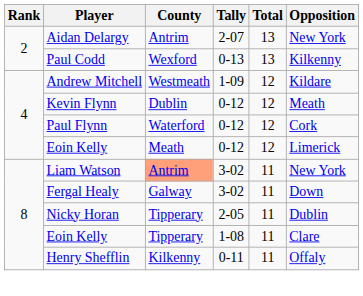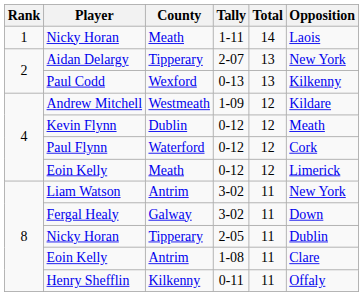+ row: (83, 37)
(169, 37) Antrim -> (176, 59) Tipperary
(169, 170) lightsalmon background -> (169, 192) no background
(176, 236) Tipperary -> (169, 258) Antrim
